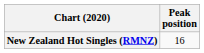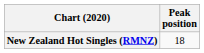(180, 40) 16 -> (180, 40) 18
